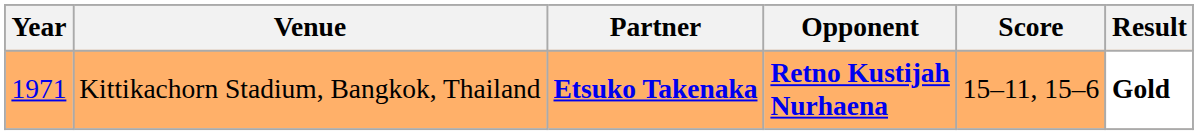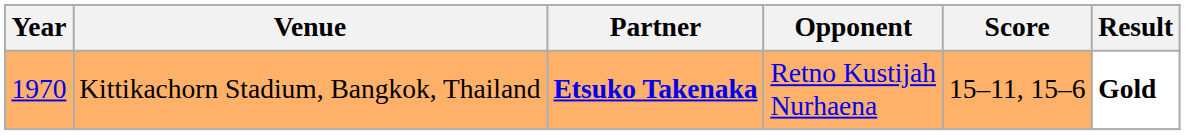(39, 89) 1971 -> (39, 89) 1970
(860, 89) bold -> (853, 89) normal
